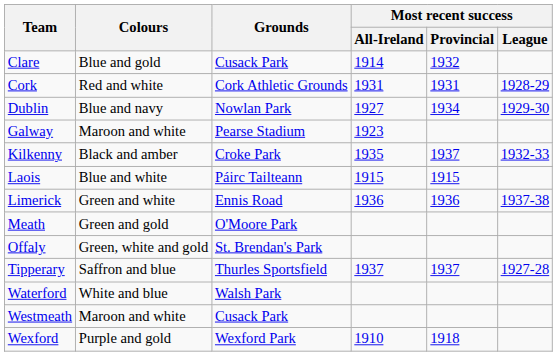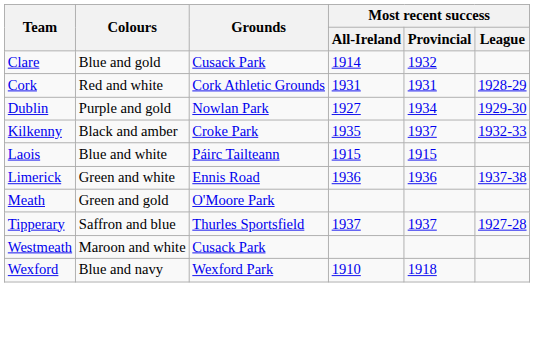(121, 108) Blue and navy -> (125, 108) Purple and gold
- row: (30, 131)
- row: (27, 246)
- row: (37, 293)
(125, 339) Purple and gold -> (121, 270) Blue and navy
